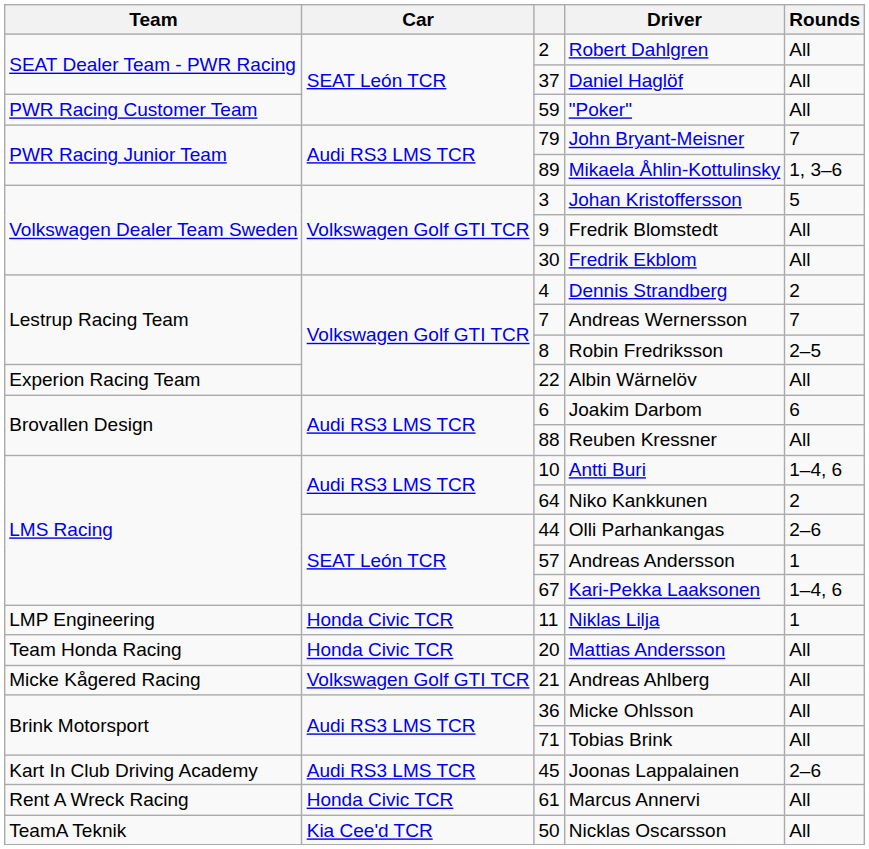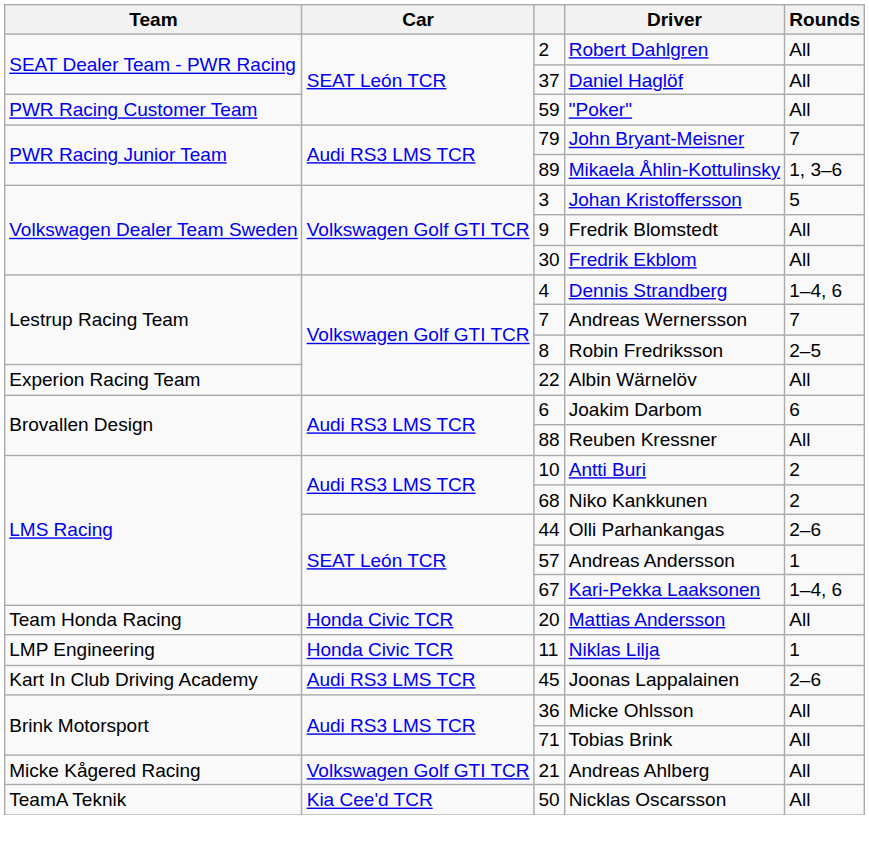(795, 289) 2 -> (816, 289) 1–4, 6
(816, 469) 1–4, 6 -> (795, 469) 2
(549, 500) 64 -> (549, 500) 68
rows swapped: (614, 620) <-> (647, 650)
rows swapped: (639, 680) <-> (654, 770)
- row: (634, 800)
